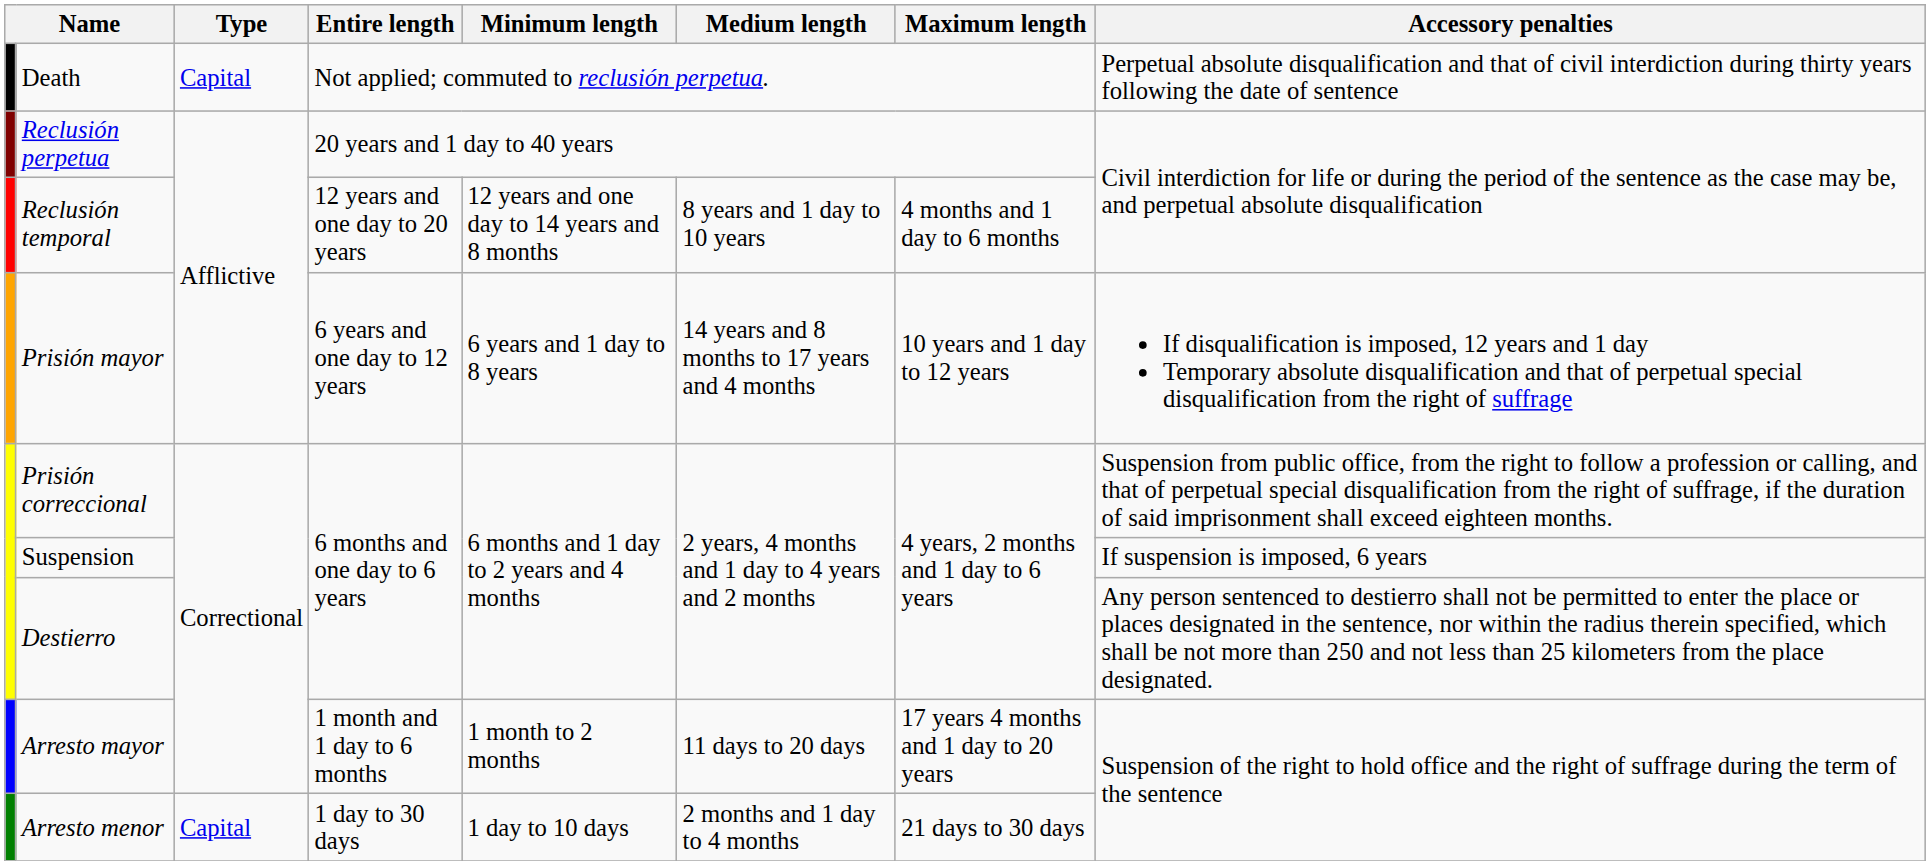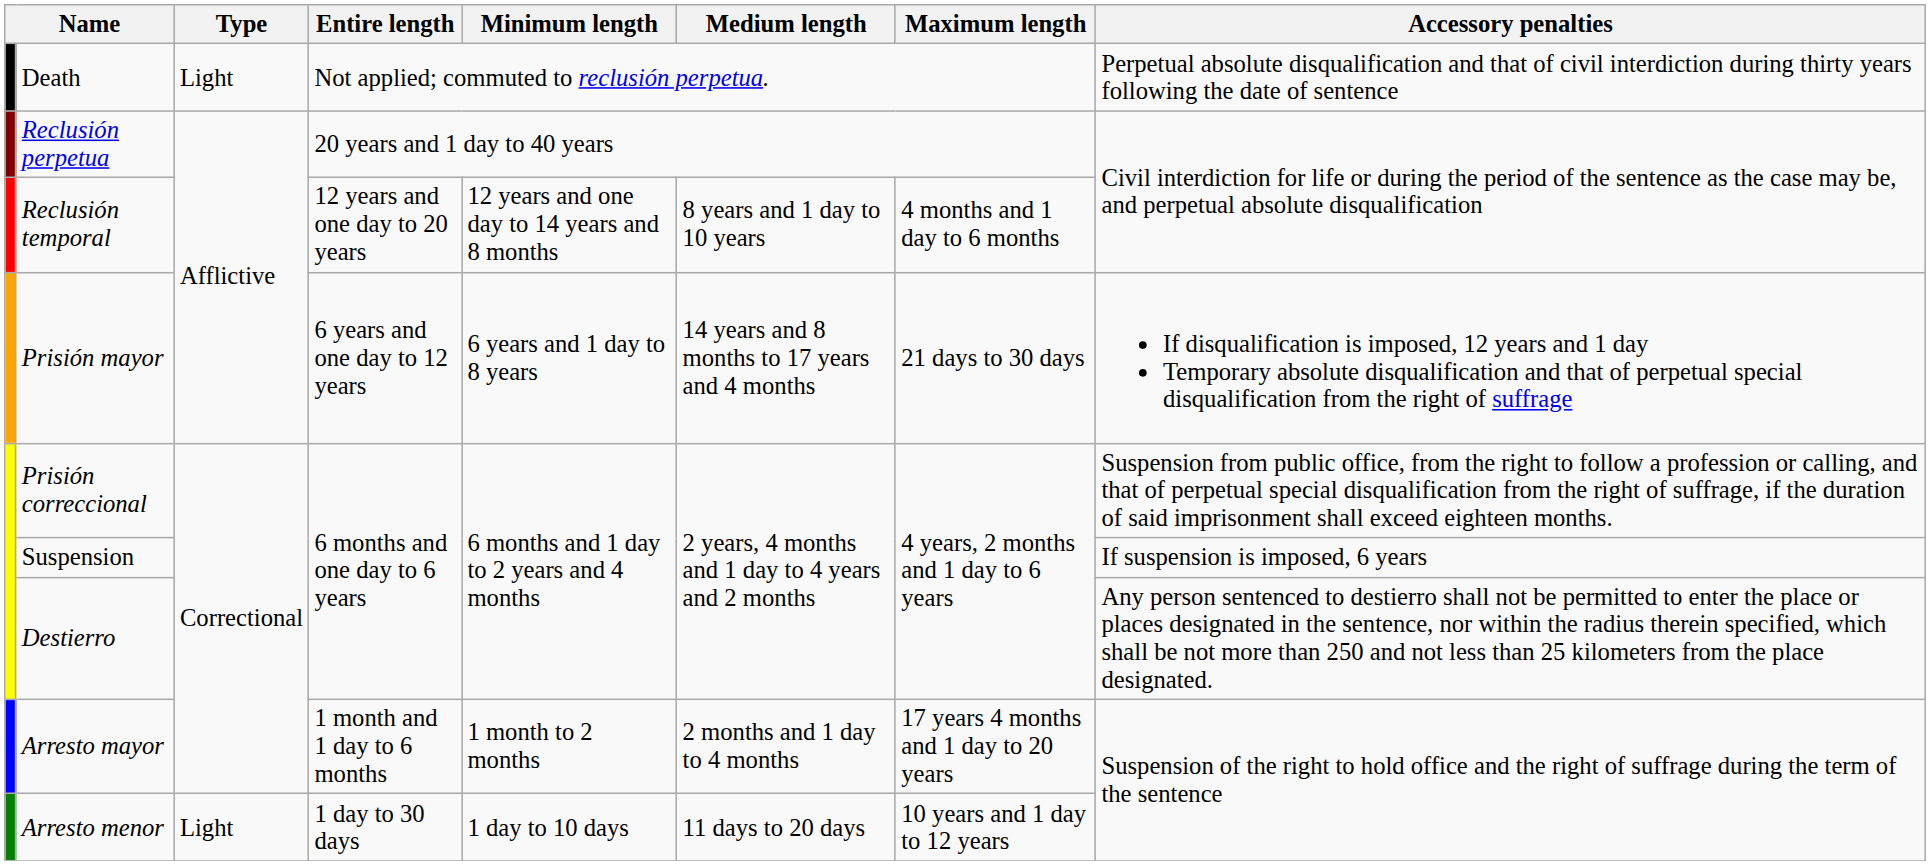(216, 76) Capital -> (207, 76) Light
(994, 357) 10 years and 1 day to 12 years -> (993, 357) 21 days to 30 days
(774, 746) 11 days to 20 days -> (779, 746) 2 months and 1 day to 4 months
(216, 826) Capital -> (207, 826) Light
(779, 826) 2 months and 1 day to 4 months -> (774, 826) 11 days to 20 days
(993, 826) 21 days to 30 days -> (994, 826) 10 years and 1 day to 12 years
